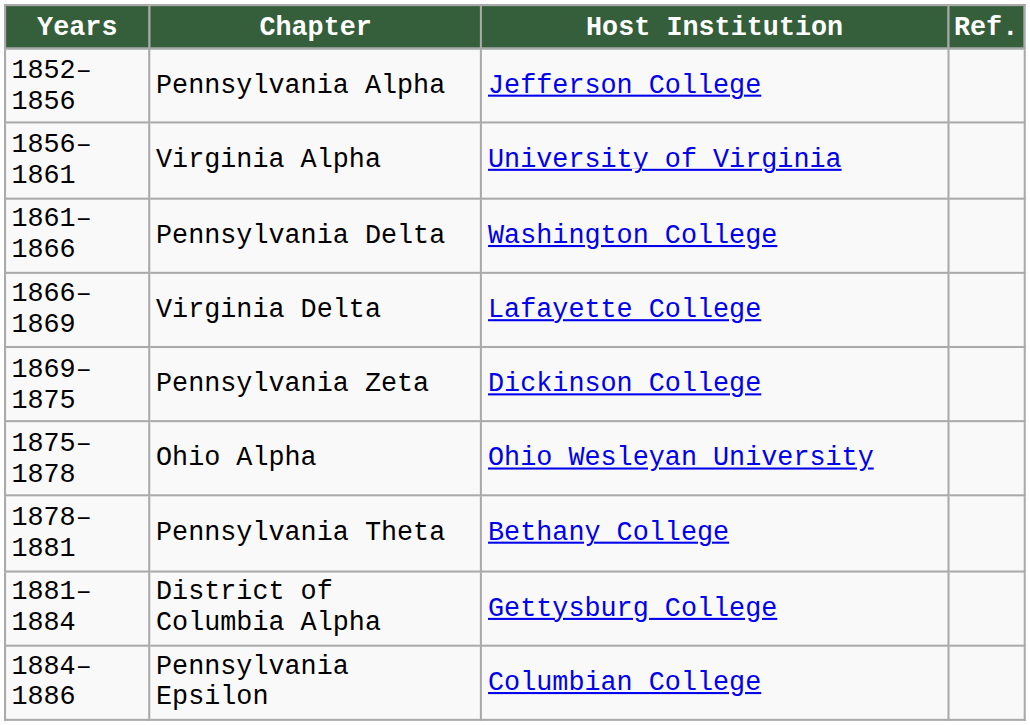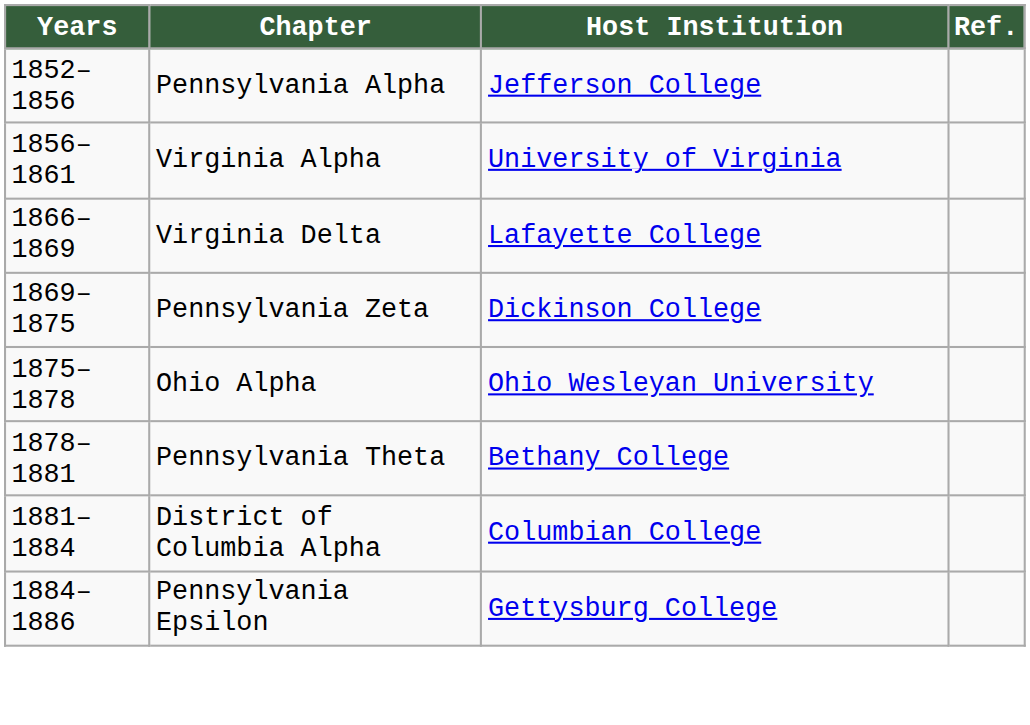- row: (301, 235)
(633, 608) Gettysburg College -> (625, 533) Columbian College
(625, 682) Columbian College -> (633, 608) Gettysburg College
